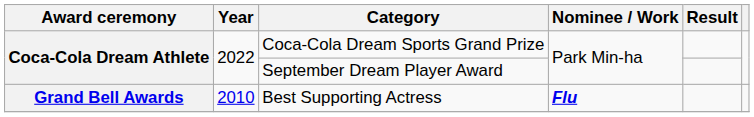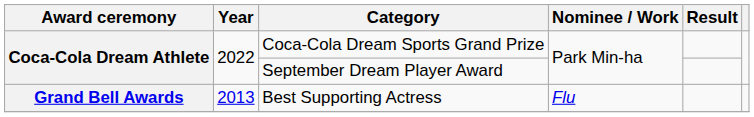(236, 97) 2010 -> (236, 97) 2013
(565, 97) bold -> (564, 97) normal
